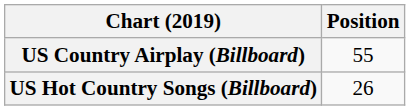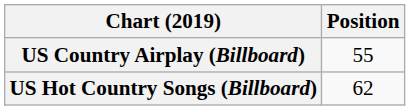(363, 88) 26 -> (363, 88) 62
